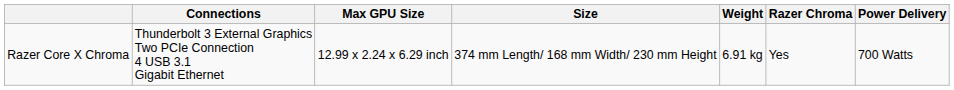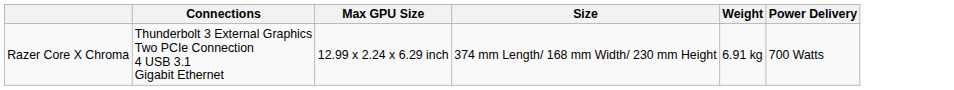- column: (811, 14)
